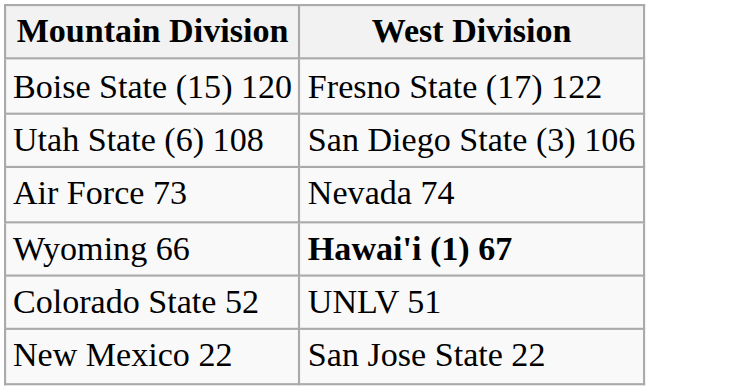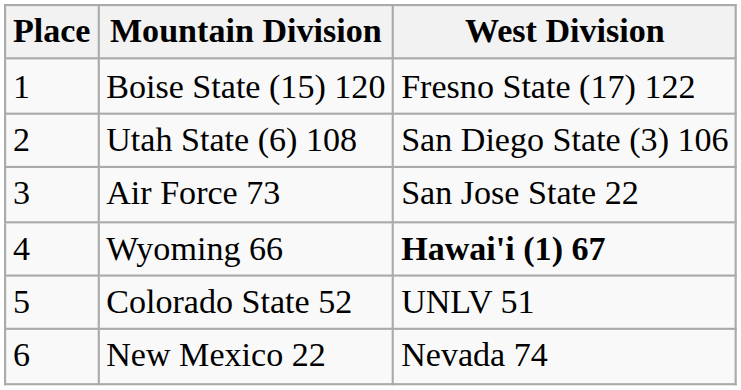+ column: (52, 31)
(381, 193) Nevada 74 -> (520, 193) San Jose State 22
(427, 355) San Jose State 22 -> (474, 355) Nevada 74
